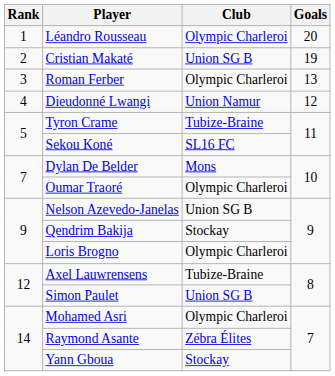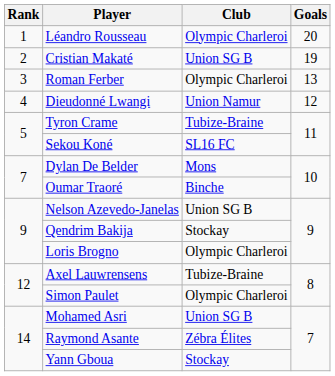(236, 187) Olympic Charleroi -> (204, 187) Binche
(219, 295) Union SG B -> (236, 295) Olympic Charleroi
(236, 317) Olympic Charleroi -> (219, 317) Union SG B
